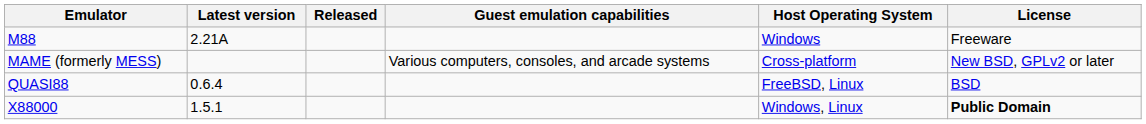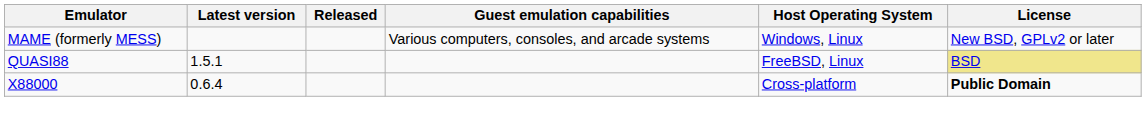- row: (22, 38)
(809, 61) Cross-platform -> (812, 38) Windows, Linux
(206, 84) 0.6.4 -> (206, 61) 1.5.1
(966, 84) no background -> (966, 61) khaki background
(206, 107) 1.5.1 -> (206, 84) 0.6.4
(812, 107) Windows, Linux -> (809, 84) Cross-platform
